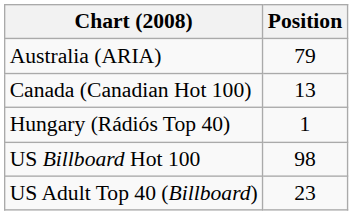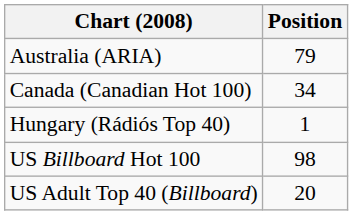(305, 90) 13 -> (305, 90) 34
(305, 192) 23 -> (305, 192) 20
